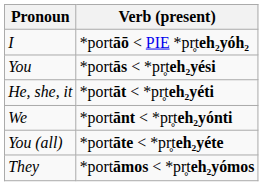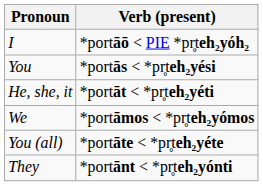(156, 117) *portānt < *pr̥teh₂yónti -> (167, 117) *portāmos < *pr̥teh₂yómos
(167, 167) *portāmos < *pr̥teh₂yómos -> (156, 167) *portānt < *pr̥teh₂yónti
